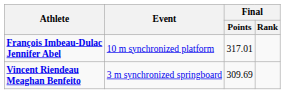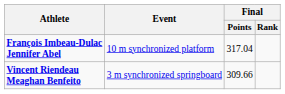(240, 48) 317.01 -> (240, 48) 317.04
(240, 75) 309.69 -> (240, 75) 309.66
